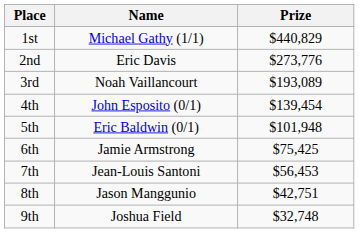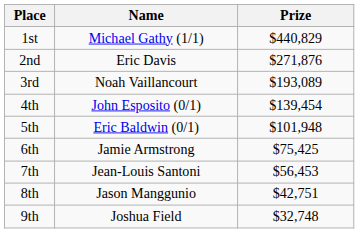(296, 60) $273,776 -> (296, 60) $271,876
